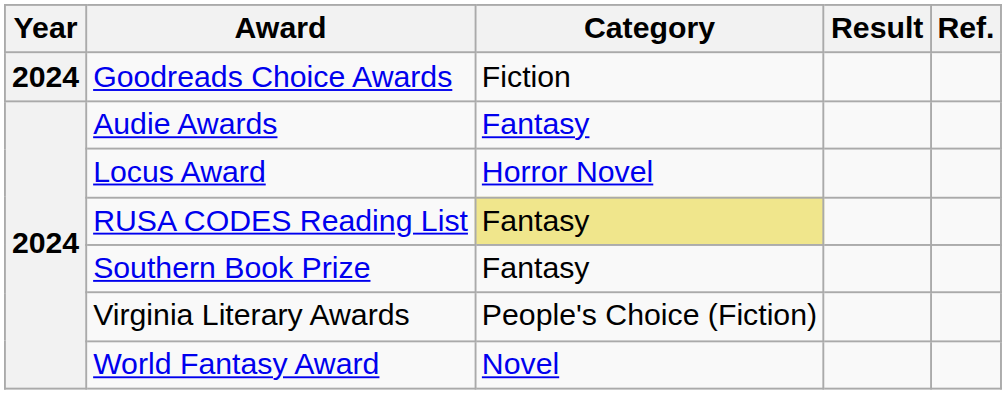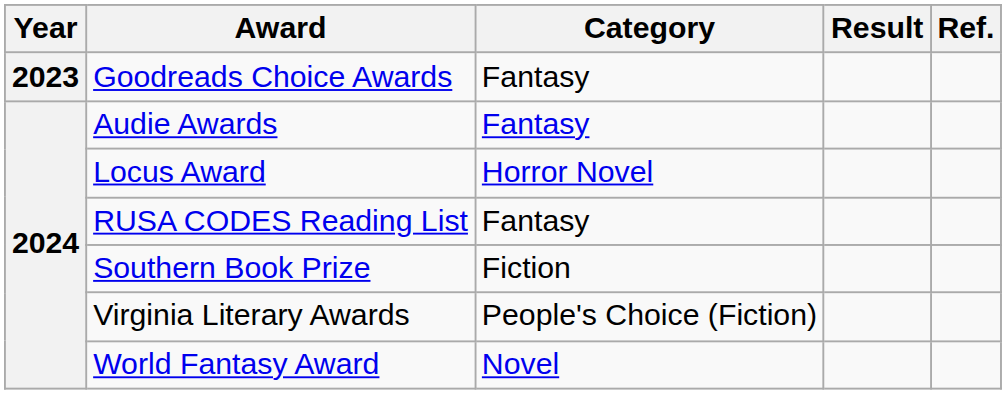(46, 76) 2024 -> (46, 76) 2023
(526, 76) Fiction -> (536, 76) Fantasy
(536, 220) khaki background -> (536, 220) no background
(536, 268) Fantasy -> (526, 268) Fiction
